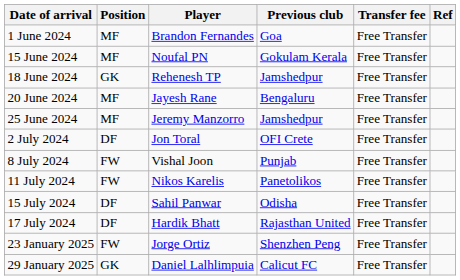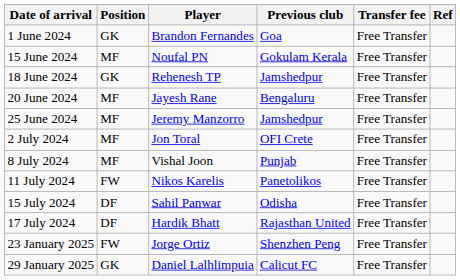(110, 35) MF -> (110, 35) GK
(109, 139) DF -> (110, 139) MF
(110, 160) FW -> (110, 160) MF
